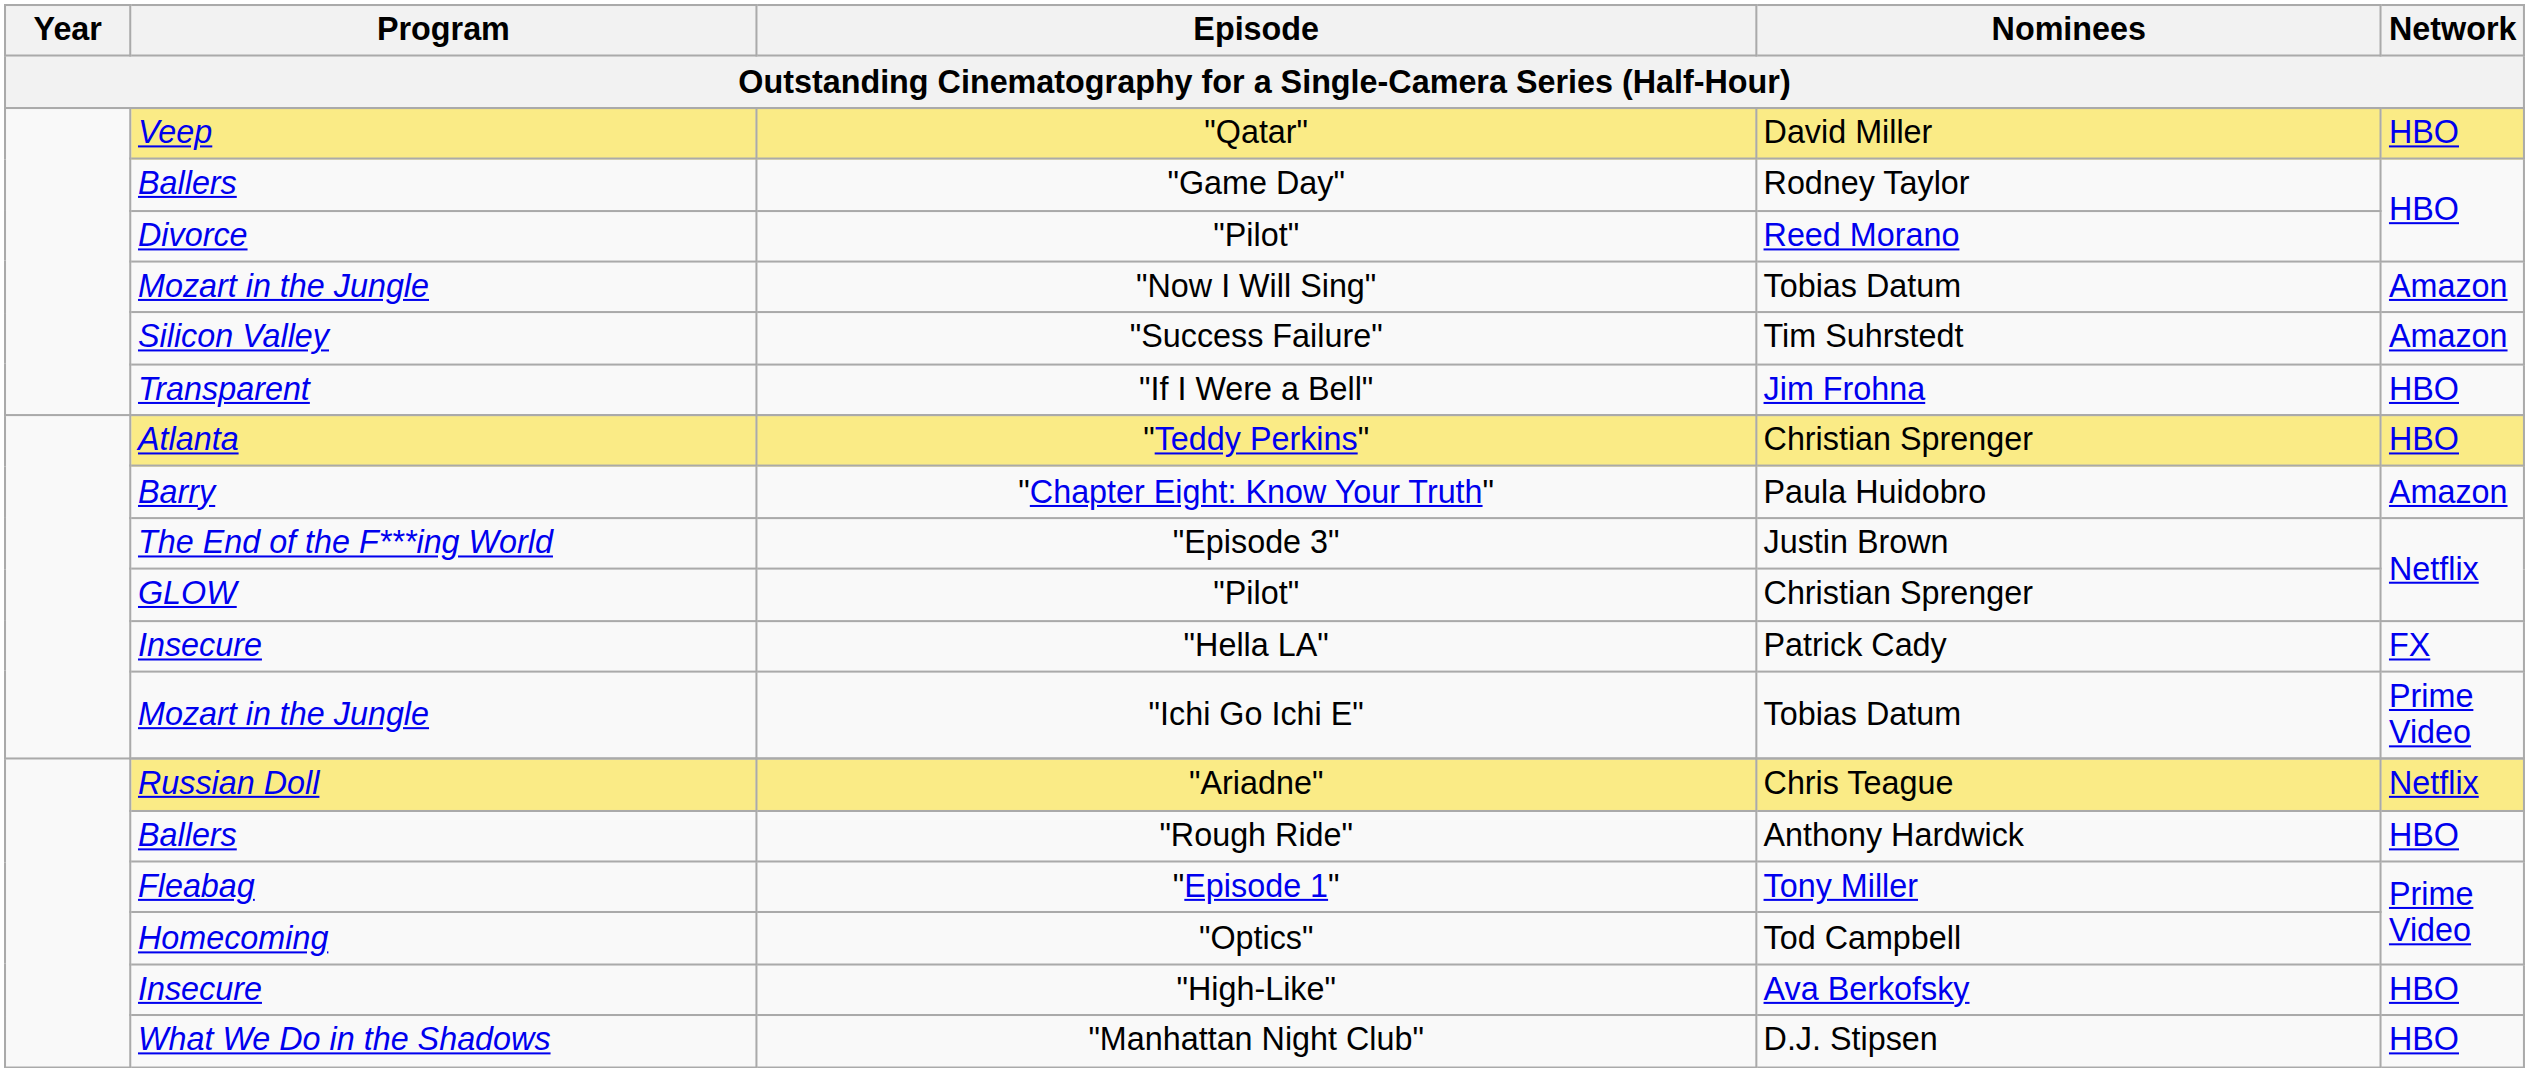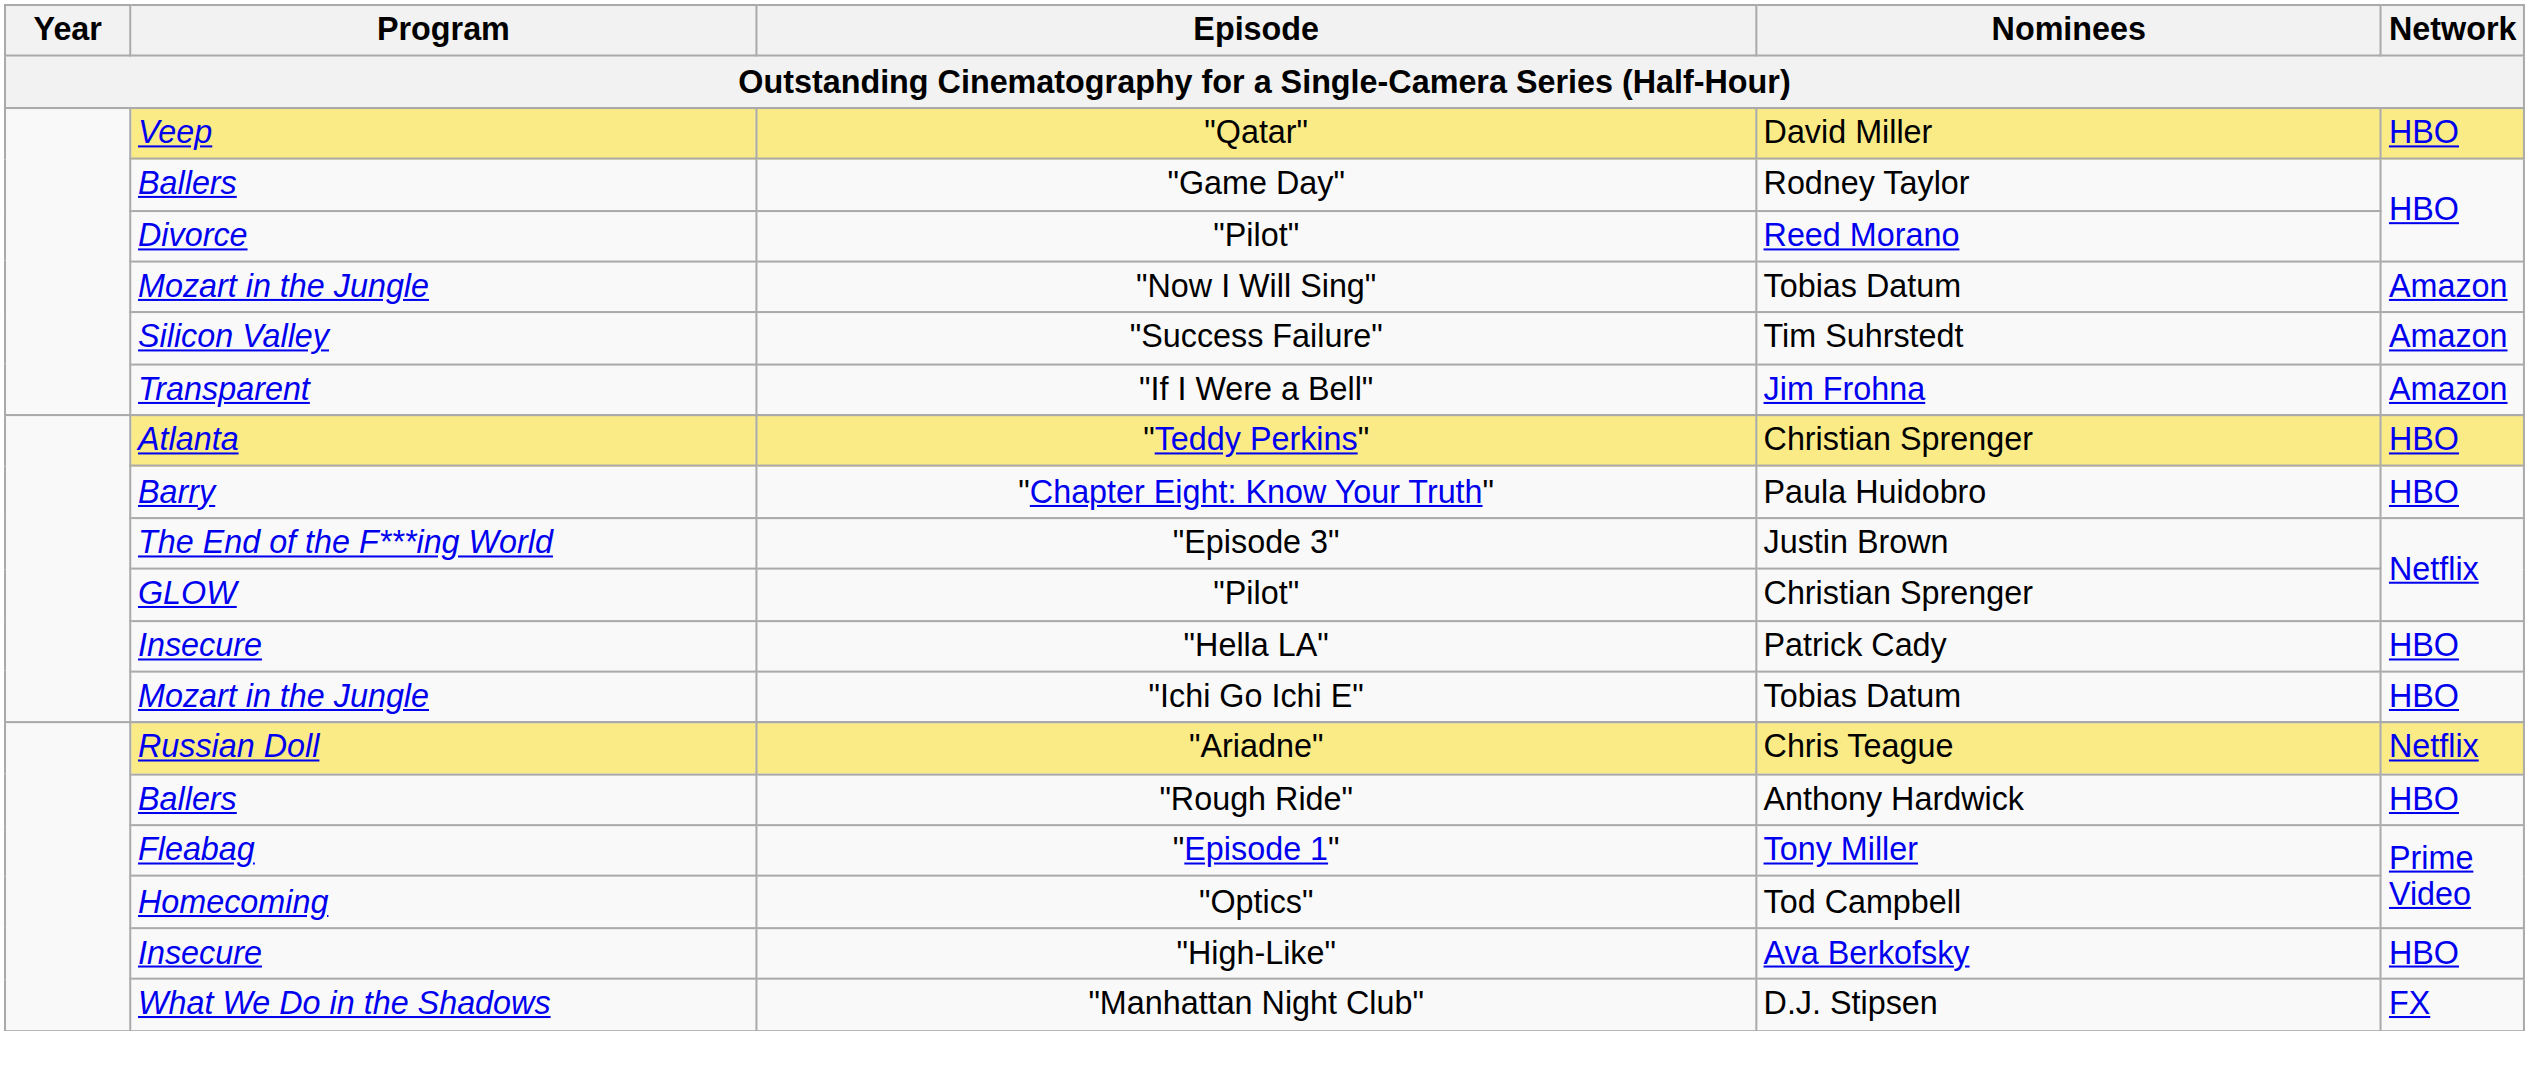(2424, 388) HBO -> (2448, 388) Amazon
(2448, 491) Amazon -> (2424, 491) HBO
(2410, 645) FX -> (2424, 645) HBO
(2431, 714) Prime Video -> (2424, 696) HBO
(2424, 1040) HBO -> (2410, 1004) FX
